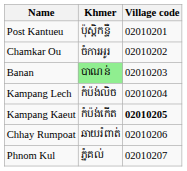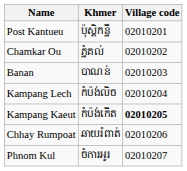(95, 51) ចំការអូរ -> (92, 51) ភ្នំគល់
(95, 72) lightgreen background -> (95, 72) no background
(92, 155) ភ្នំគល់ -> (95, 155) ចំការអូរ
